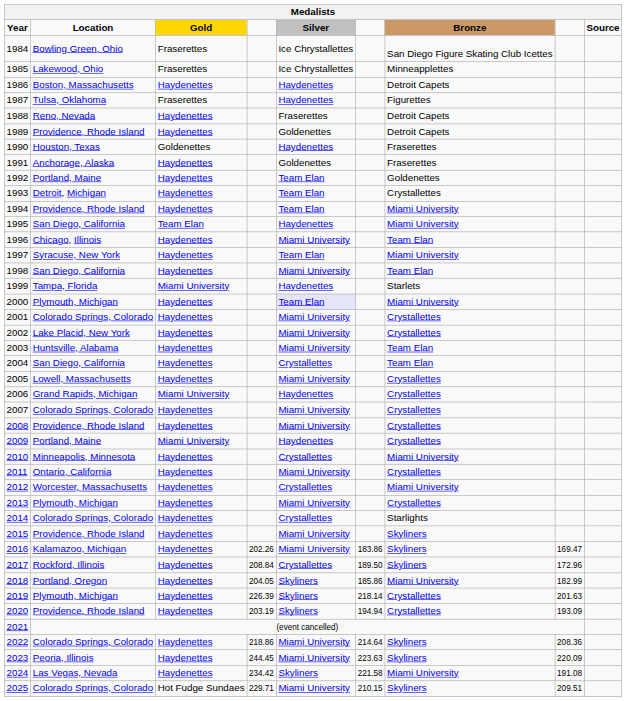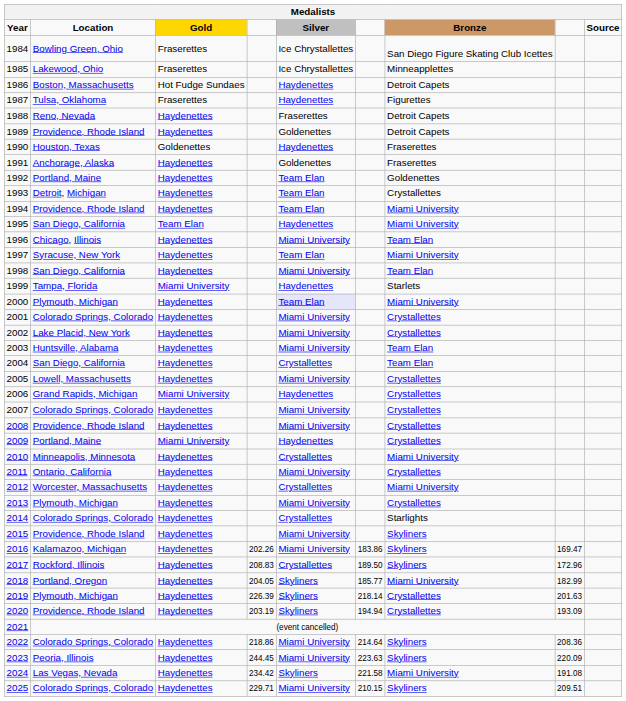(185, 85) Haydenettes -> (201, 85) Hot Fudge Sundaes
(261, 565) 208.84 -> (261, 565) 208.83
(370, 581) 185.86 -> (370, 581) 185.77
(201, 688) Hot Fudge Sundaes -> (185, 688) Haydenettes
